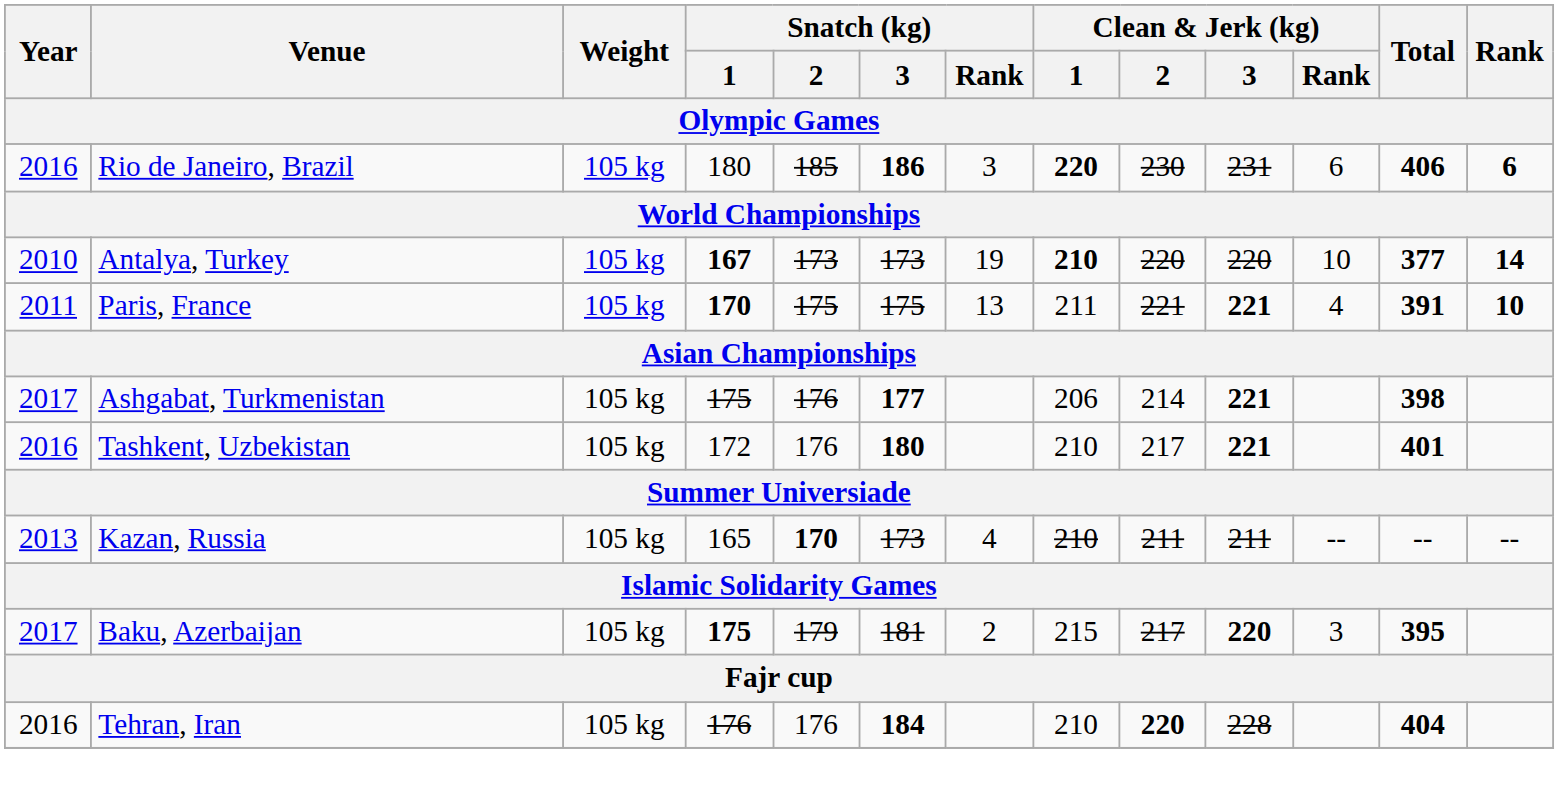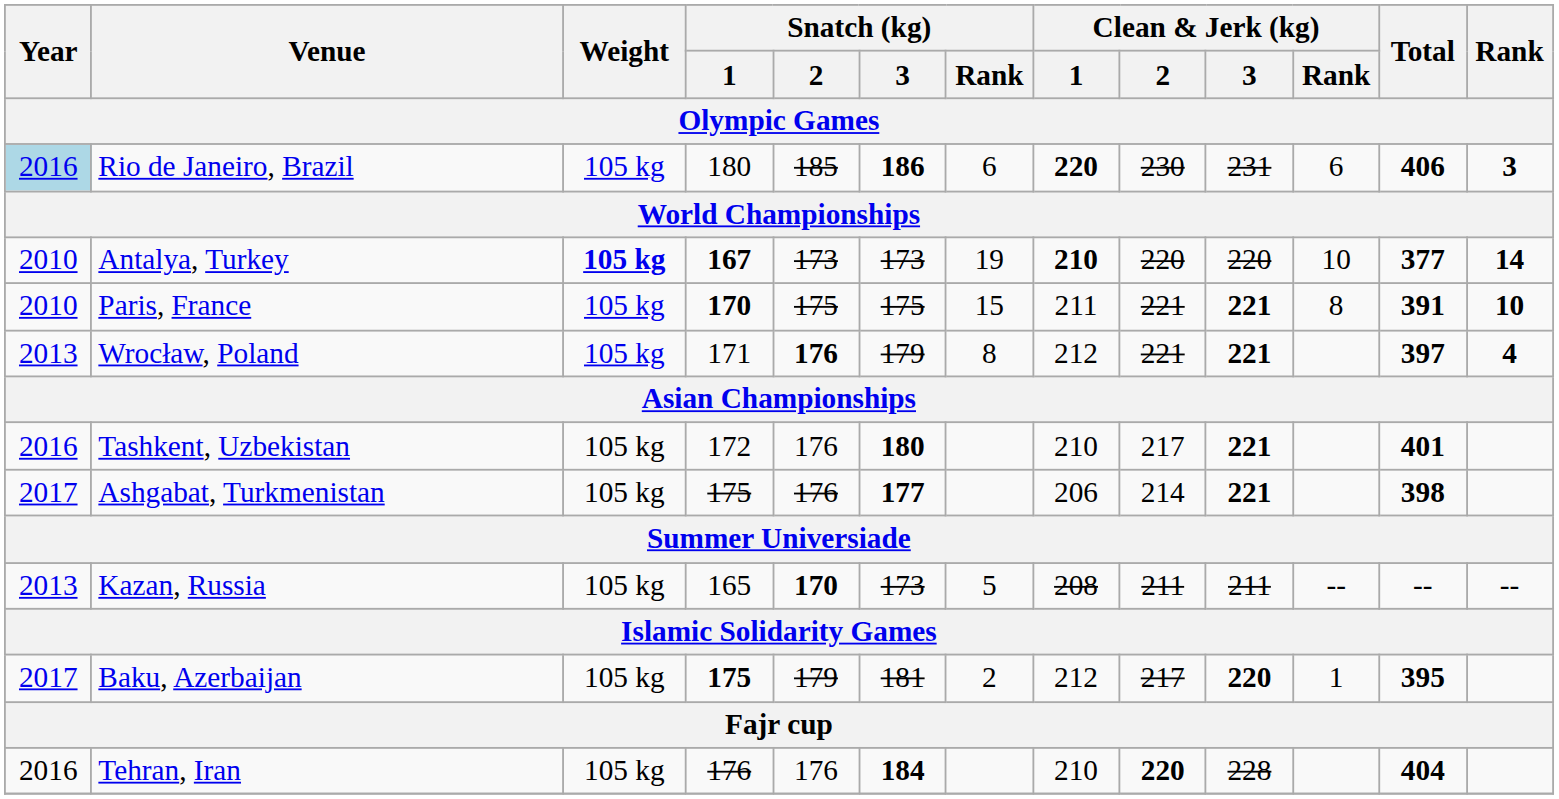(48, 167) no background -> (48, 167) lightblue background
(989, 167) 3 -> (989, 167) 6
(1510, 167) 6 -> (1510, 167) 3
(624, 259) normal -> (624, 259) bold
(48, 306) 2011 -> (48, 306) 2010
(989, 306) 13 -> (989, 306) 15
(1336, 306) 4 -> (1336, 306) 8
+ row: (198, 352)
rows swapped: (224, 445) <-> (242, 399)
(989, 538) 4 -> (989, 584) 5
(1076, 538) 210 -> (1076, 584) 208
(1076, 631) 215 -> (1076, 677) 212
(1336, 631) 3 -> (1336, 677) 1
